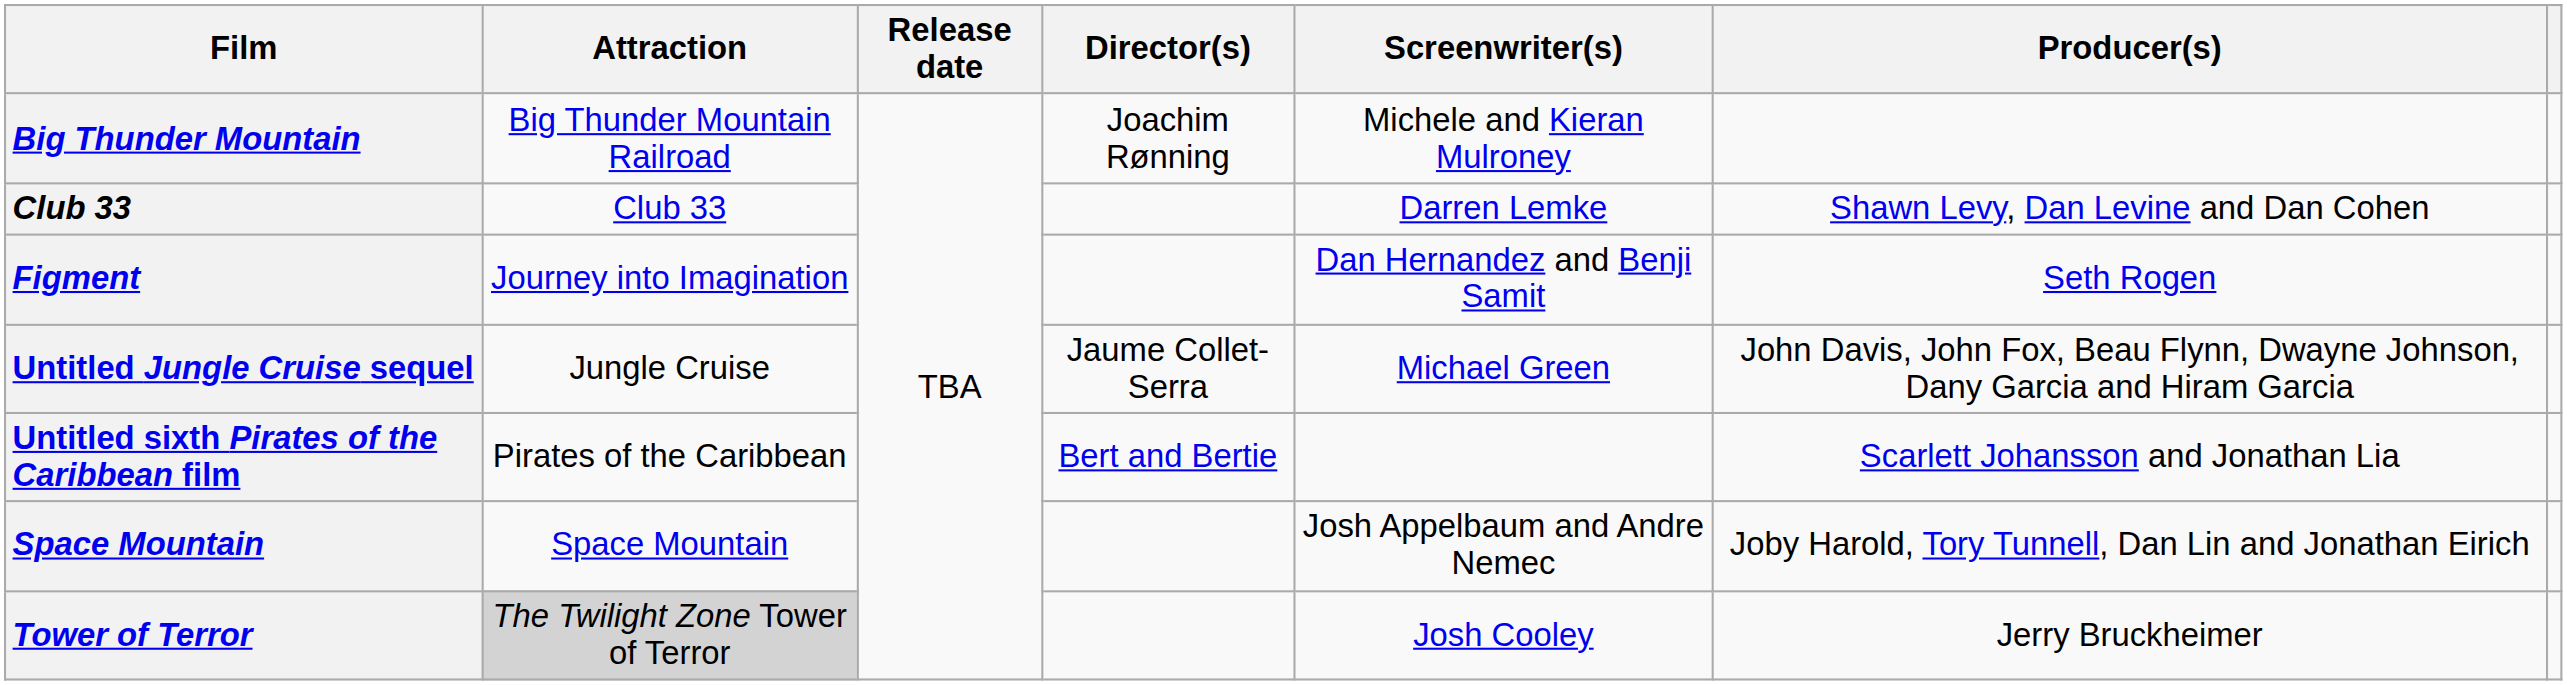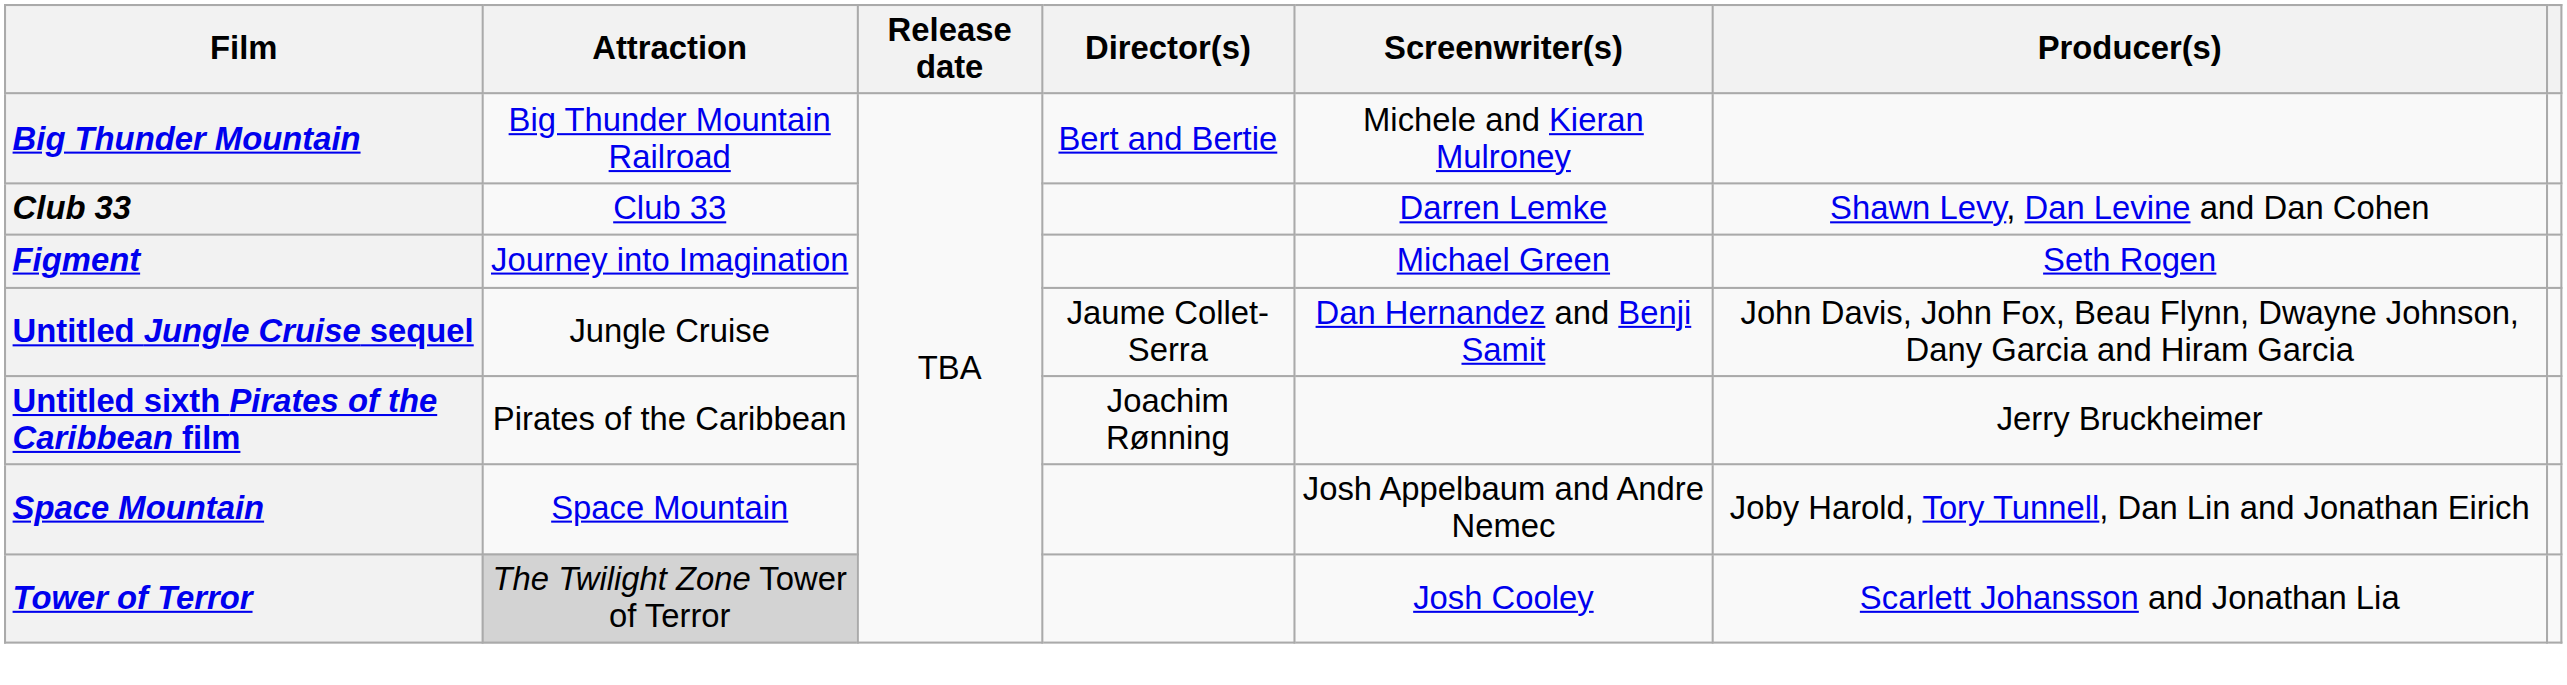(1168, 137) Joachim Rønning -> (1168, 137) Bert and Bertie
(1503, 278) Dan Hernandez and Benji Samit -> (1503, 260) Michael Green
(1503, 367) Michael Green -> (1503, 330) Dan Hernandez and Benji Samit
(1168, 456) Bert and Bertie -> (1168, 419) Joachim Rønning
(2130, 456) Scarlett Johansson and Jonathan Lia -> (2130, 419) Jerry Bruckheimer
(2130, 634) Jerry Bruckheimer -> (2130, 597) Scarlett Johansson and Jonathan Lia
